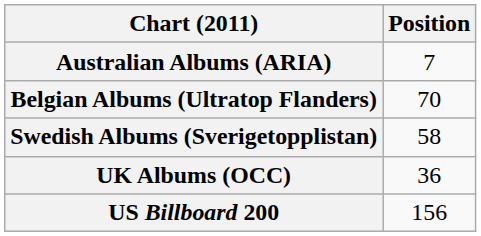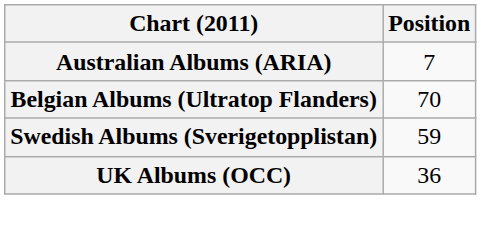(429, 136) 58 -> (429, 136) 59
- row: (194, 212)
